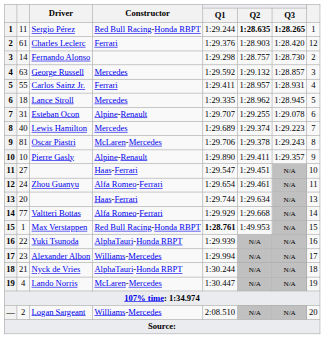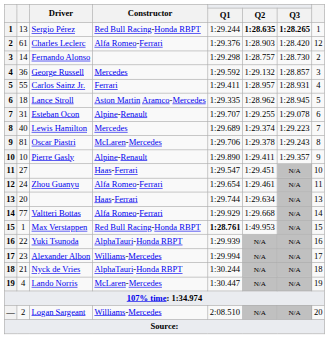(23, 29) 11 -> (23, 29) 13
(106, 43) Ferrari -> (129, 43) Alfa Romeo-Ferrari
(23, 71) 63 -> (23, 71) 36
(111, 100) Mercedes -> (150, 100) Aston Martin Aramco-Mercedes
